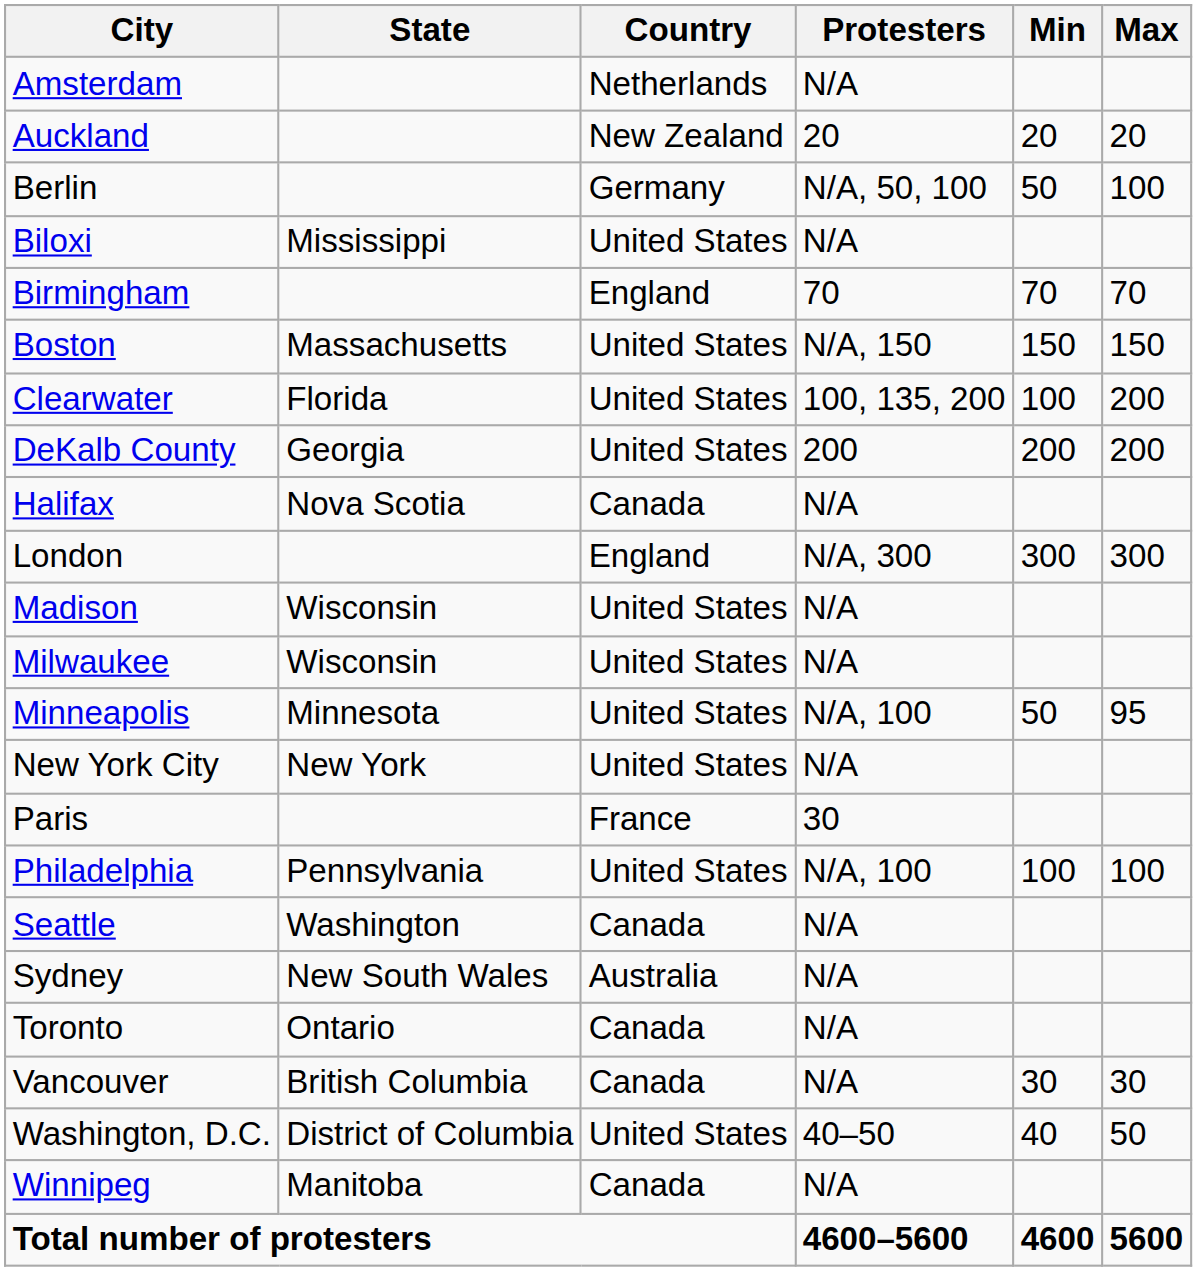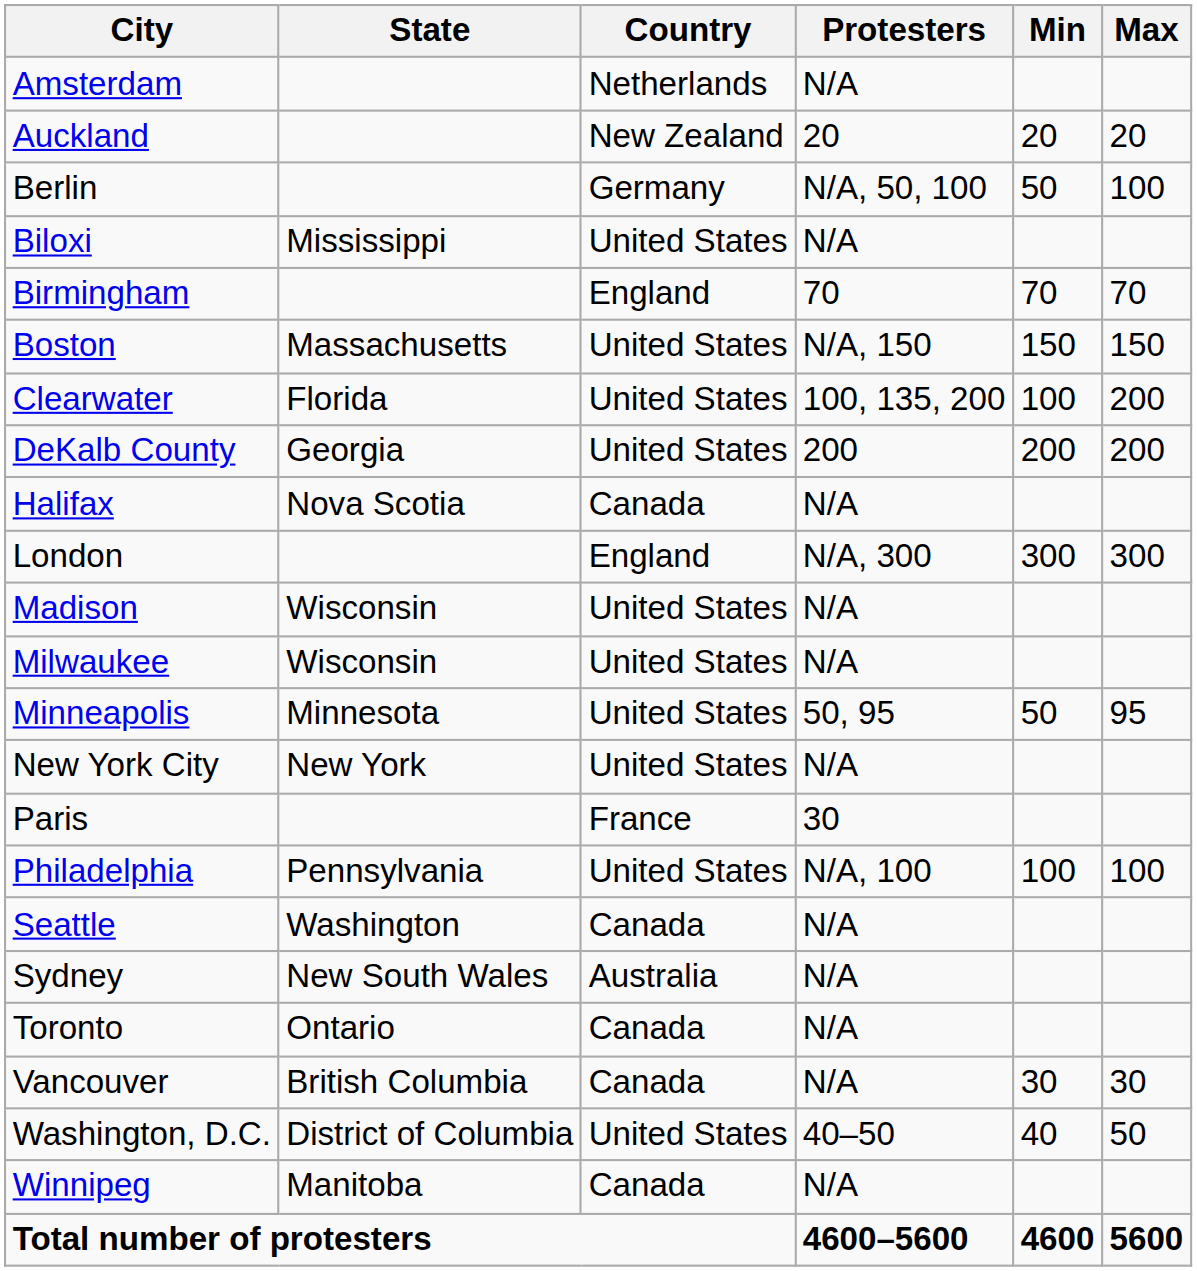(867, 713) N/A, 100 -> (849, 713) 50, 95
